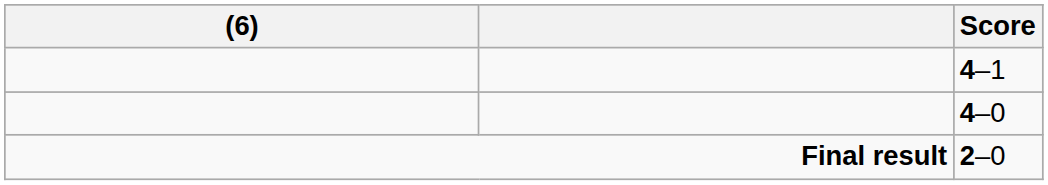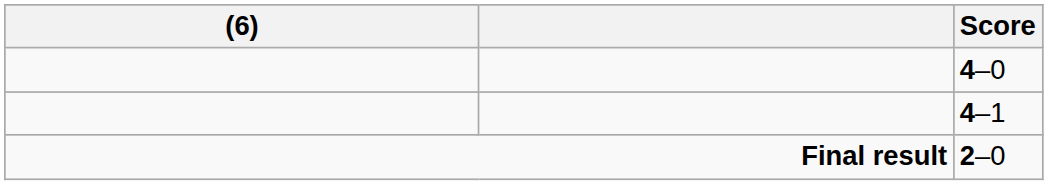rows swapped: (983, 69) <-> (983, 112)
